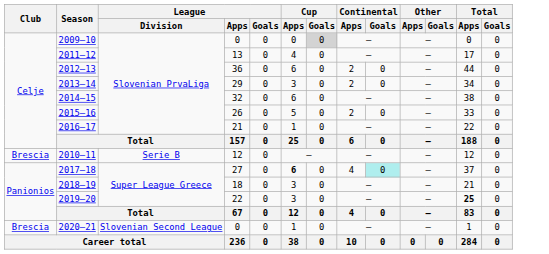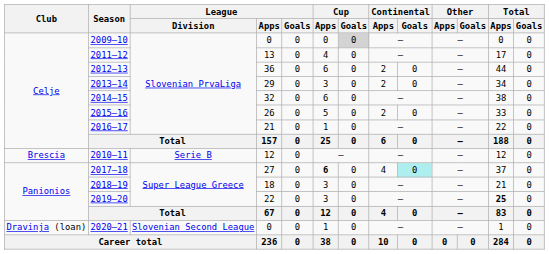(30, 228) Brescia -> (46, 228) Dravinja (loan)
